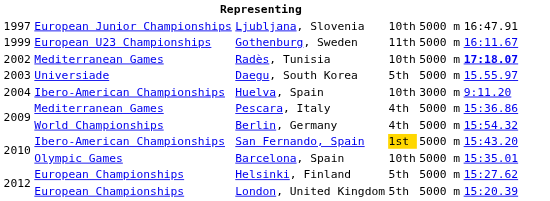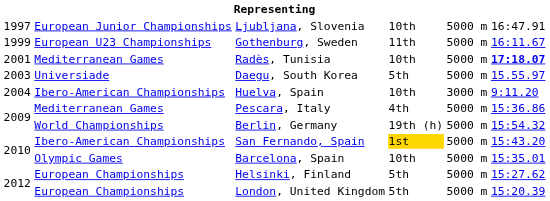(17, 59) 2002 -> (17, 59) 2001
(399, 125) 4th -> (416, 125) 19th (h)
